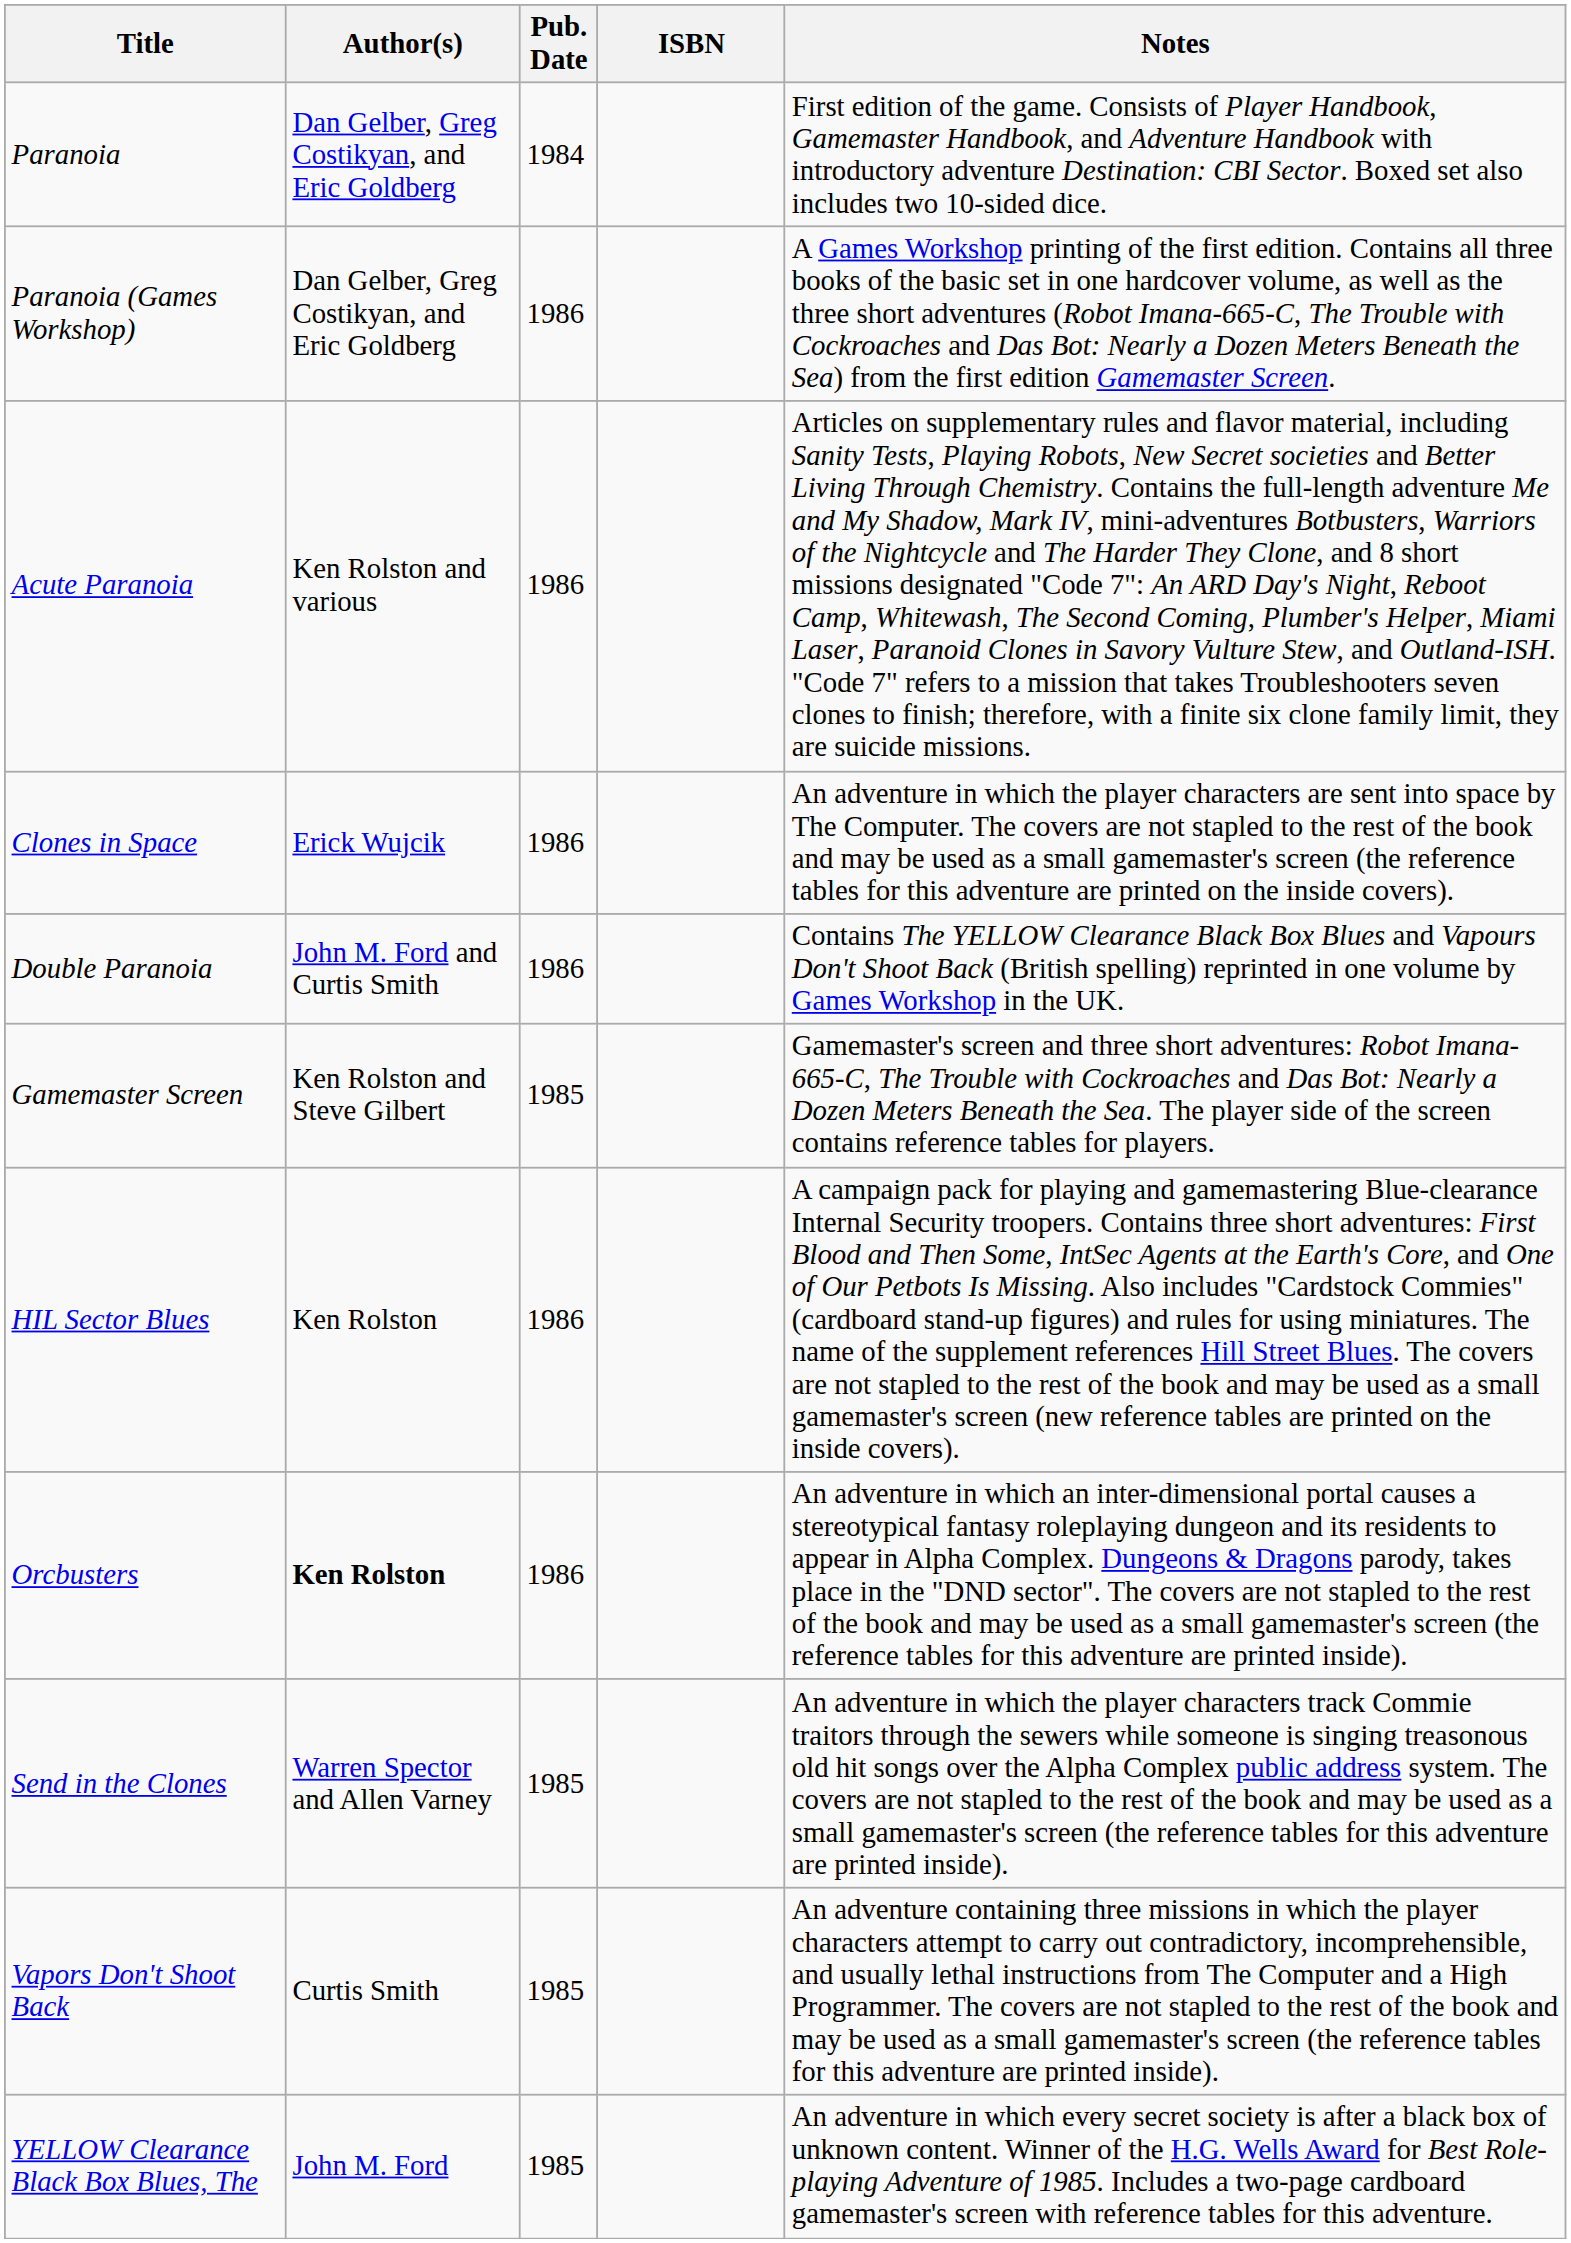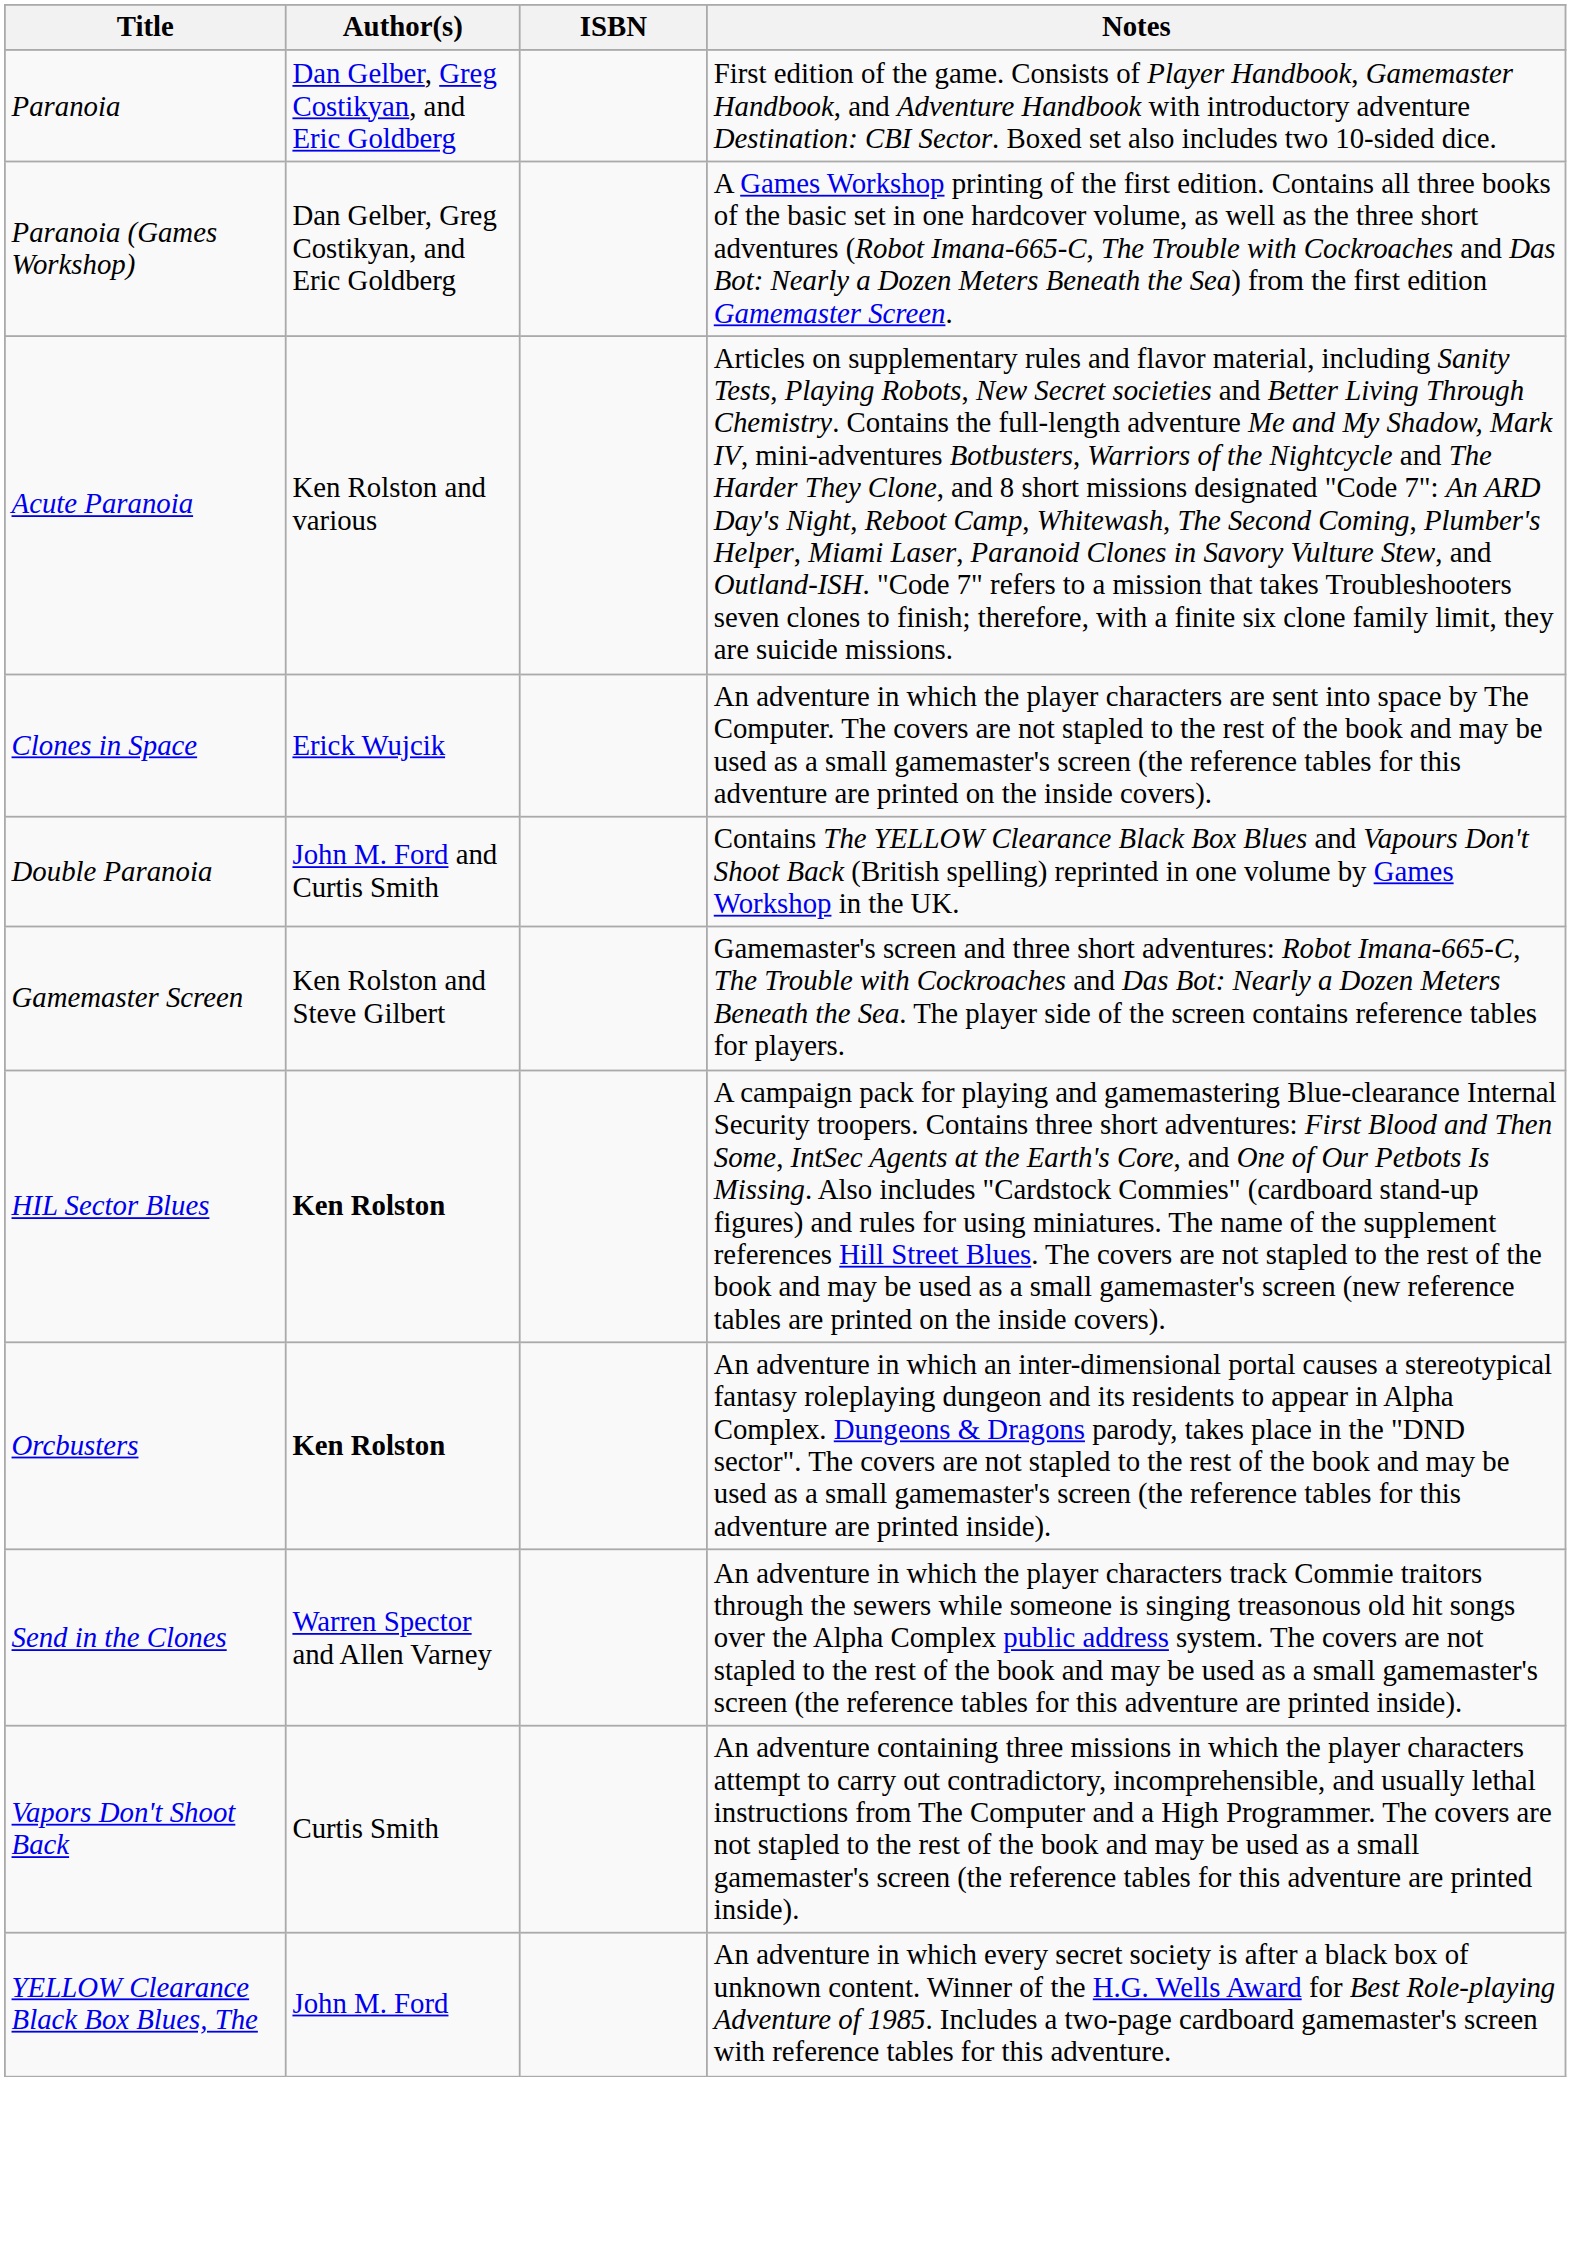- column: (559, 43)
(365, 1319) normal -> (369, 1205) bold
